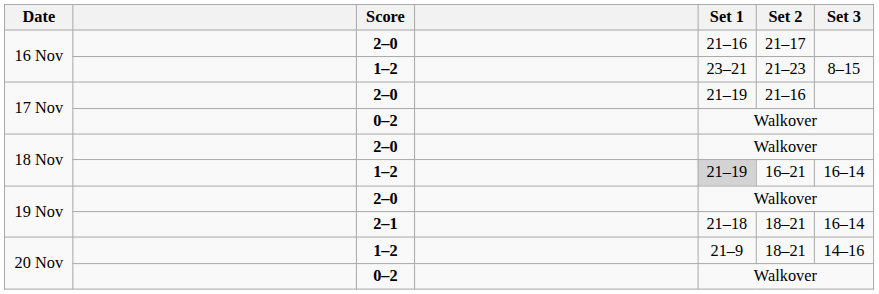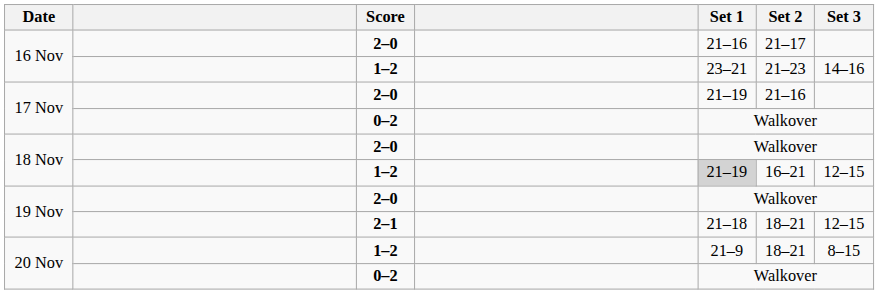(844, 69) 8–15 -> (844, 69) 14–16
(844, 172) 16–14 -> (844, 172) 12–15
(844, 224) 16–14 -> (844, 224) 12–15
(844, 250) 14–16 -> (844, 250) 8–15
